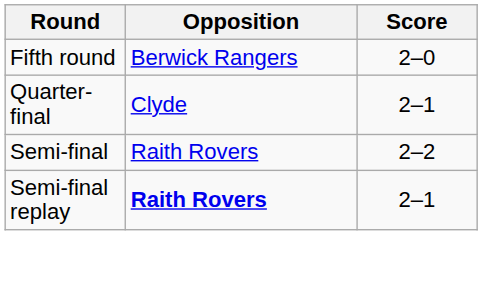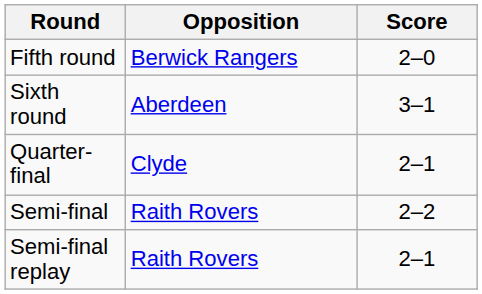+ row: (38, 104)
(199, 199) bold -> (194, 259) normal
